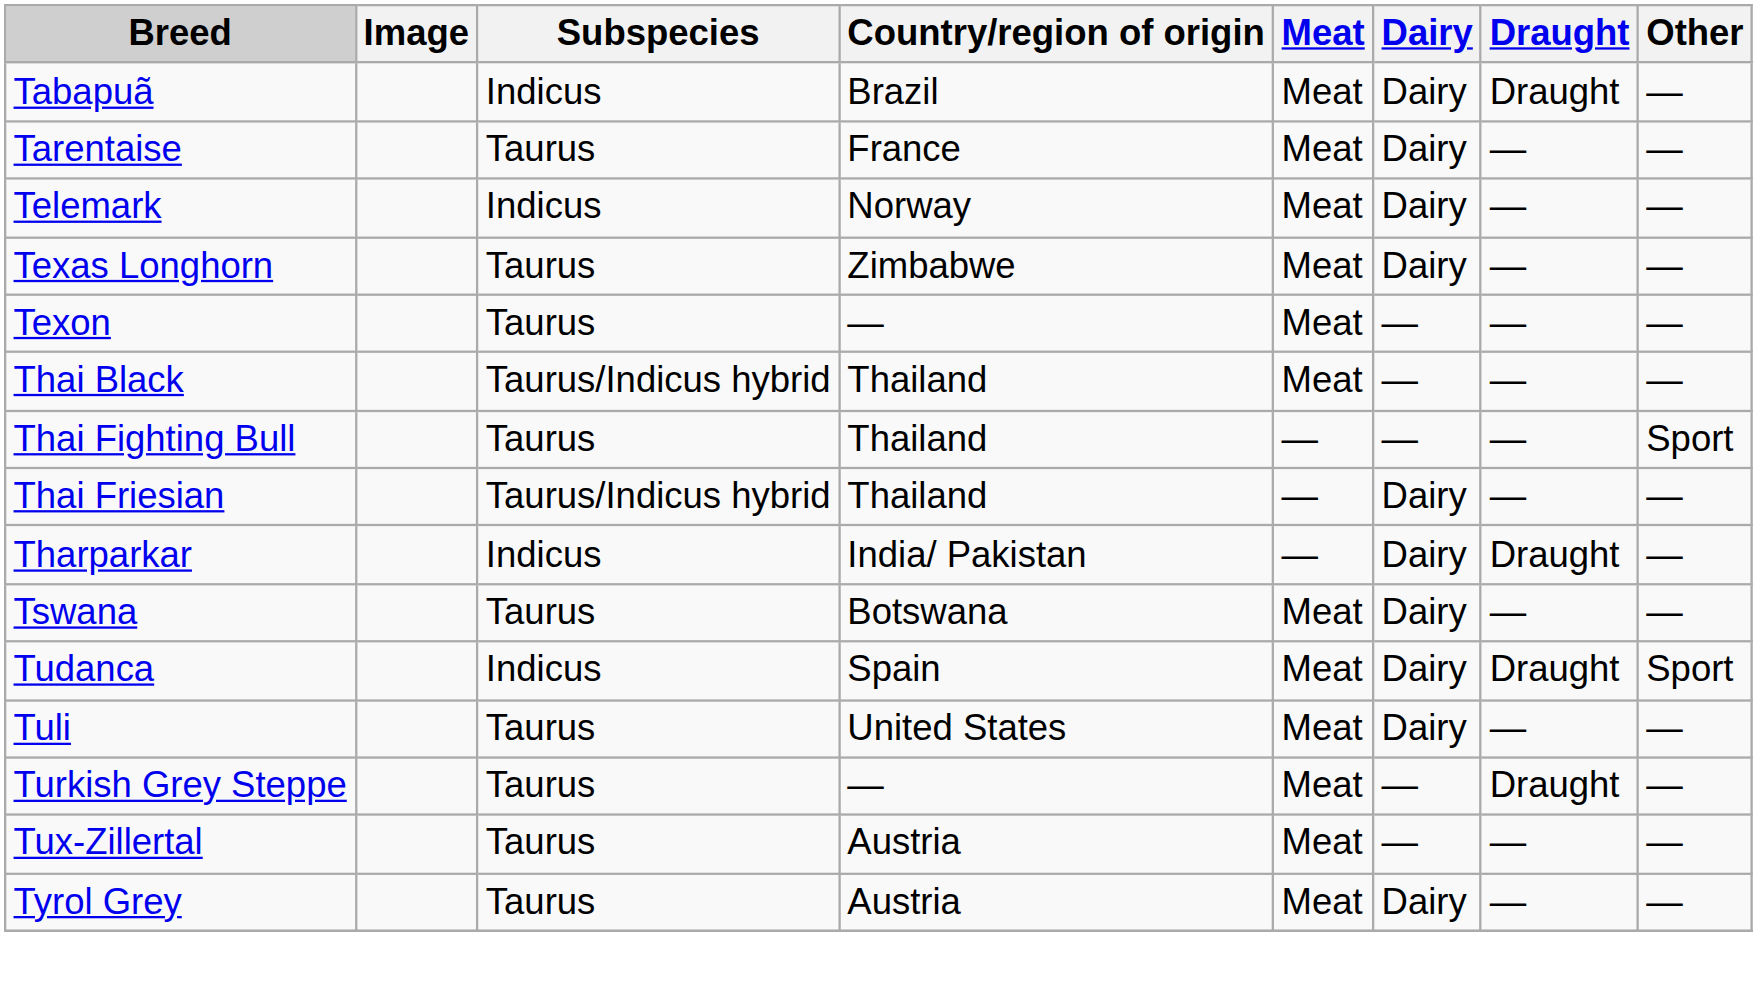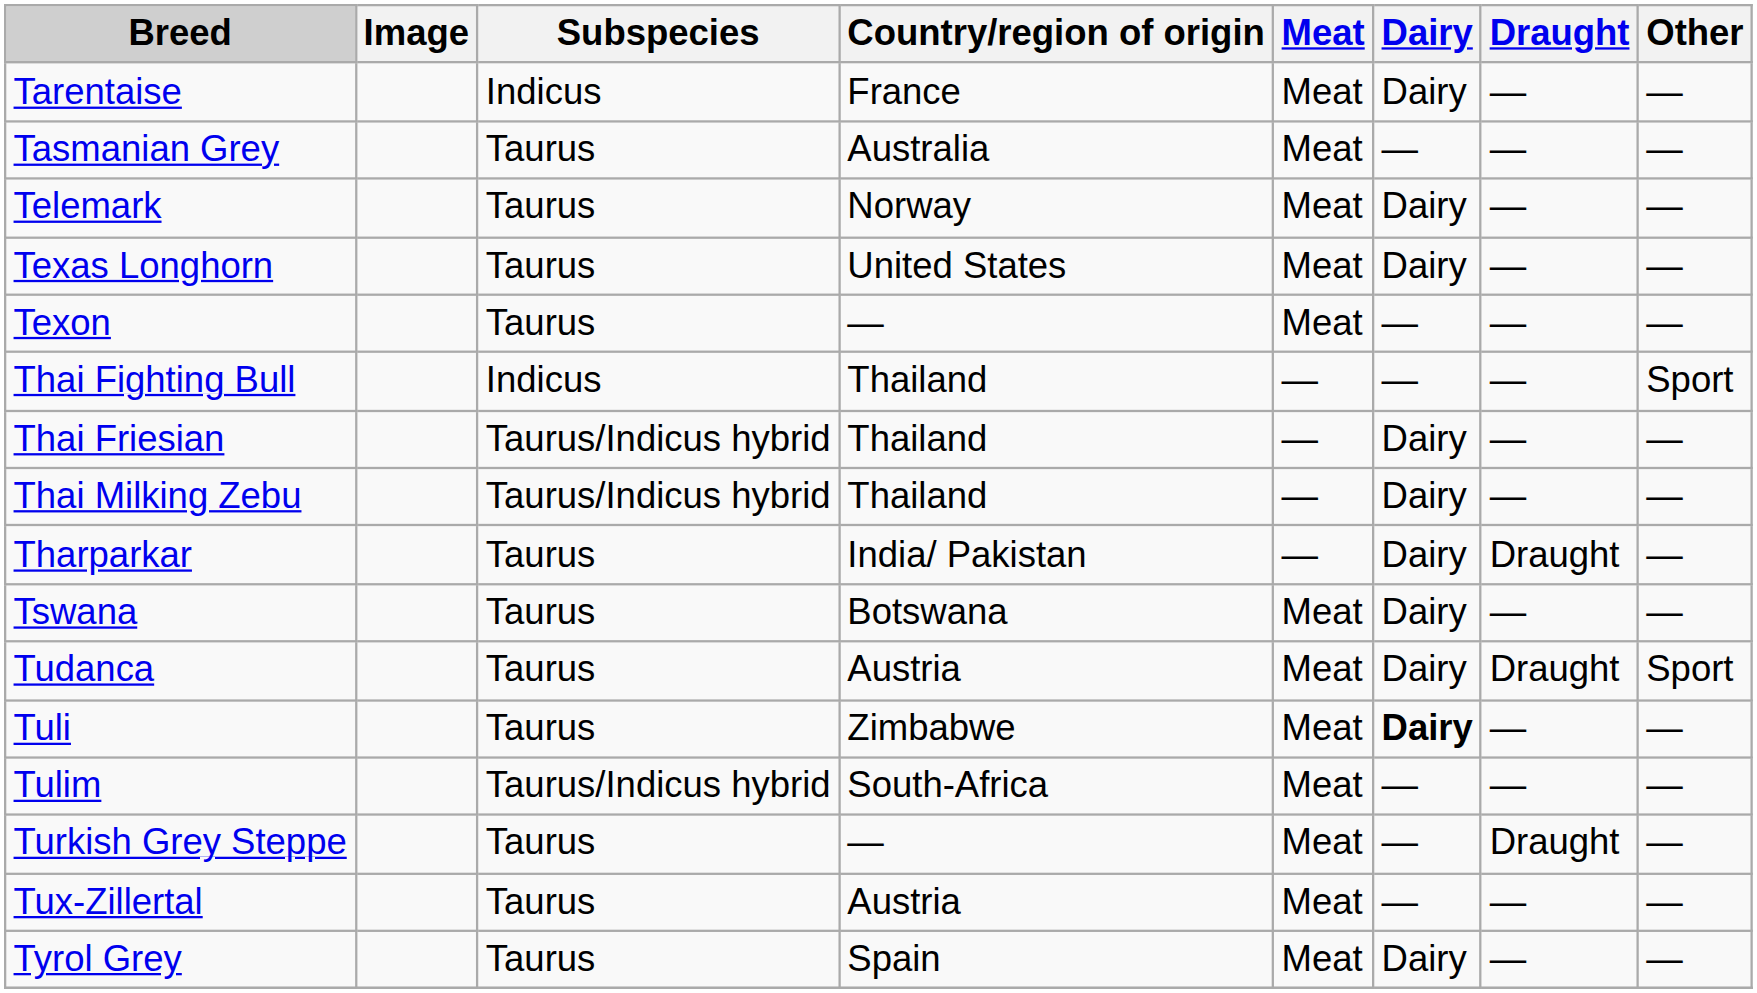- row: (84, 91)
(541, 149) Taurus -> (544, 91) Indicus
+ row: (146, 149)
(544, 206) Indicus -> (541, 206) Taurus
(931, 264) Zimbabwe -> (957, 264) United States
- row: (99, 380)
(541, 438) Taurus -> (544, 380) Indicus
+ row: (158, 496)
(544, 554) Indicus -> (541, 554) Taurus
(544, 669) Indicus -> (541, 669) Taurus
(894, 669) Spain -> (904, 669) Austria
(957, 727) United States -> (931, 727) Zimbabwe
(1424, 727) normal -> (1427, 727) bold
+ row: (57, 785)
(904, 901) Austria -> (894, 959) Spain
